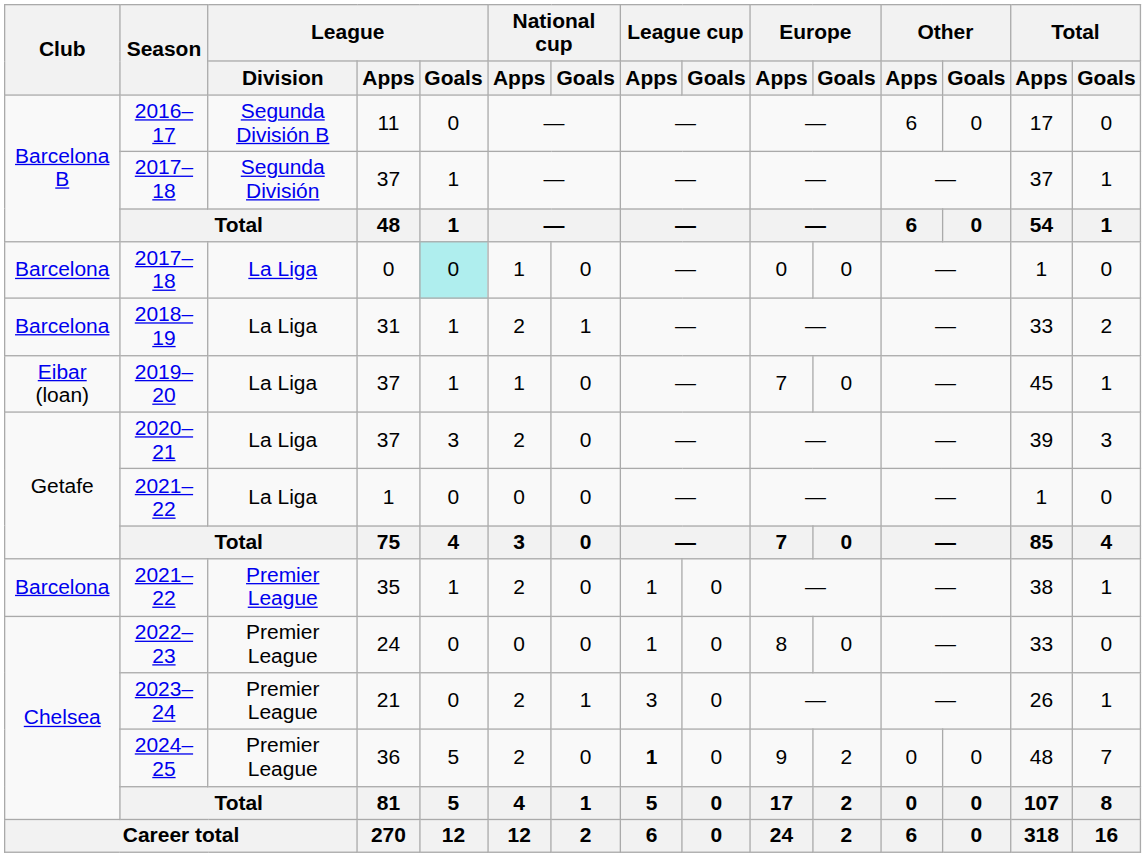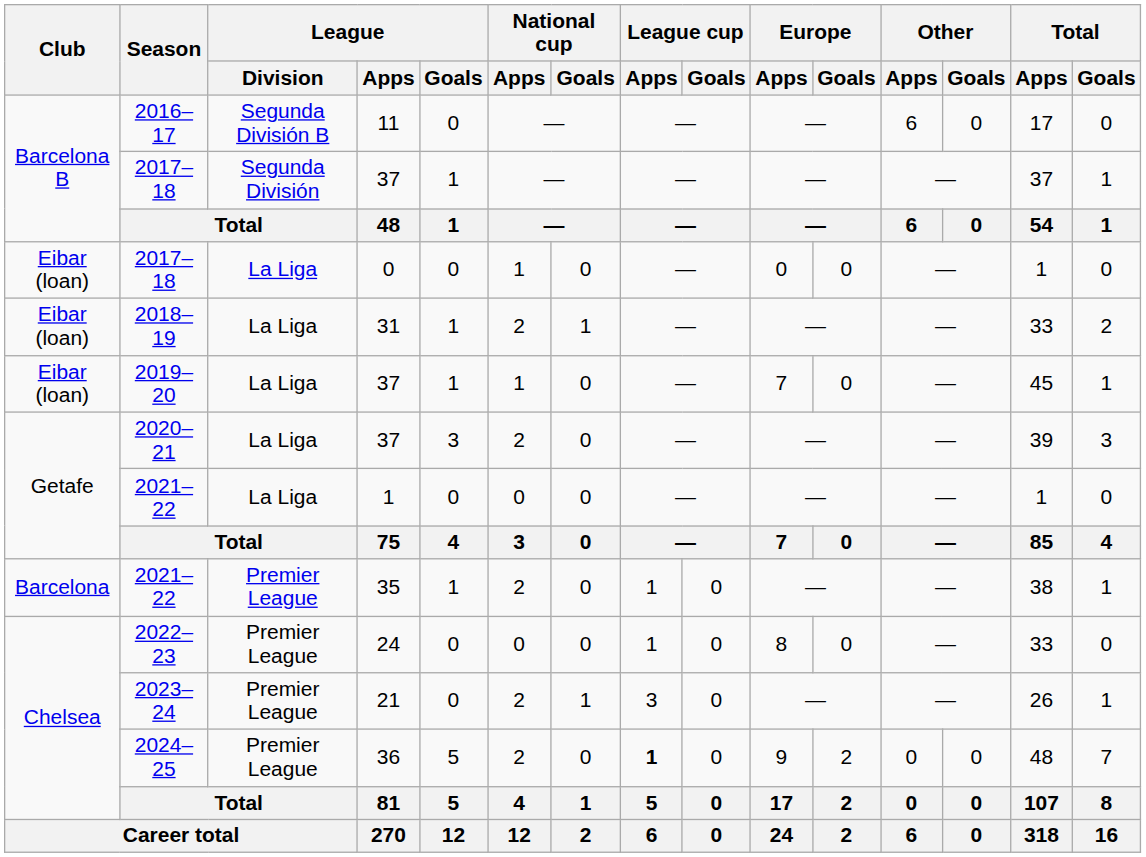(62, 269) Barcelona -> (62, 269) Eibar (loan)
(453, 269) paleturquoise background -> (453, 269) no background
(62, 326) Barcelona -> (62, 326) Eibar (loan)
